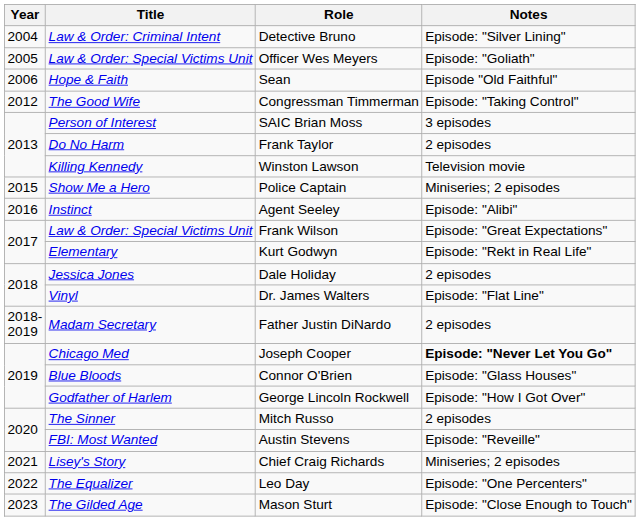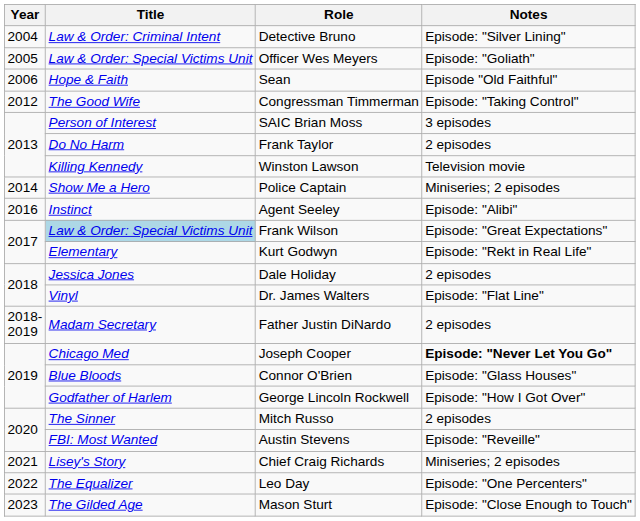(23, 187) 2015 -> (23, 187) 2014
(151, 230) no background -> (151, 230) lightblue background
